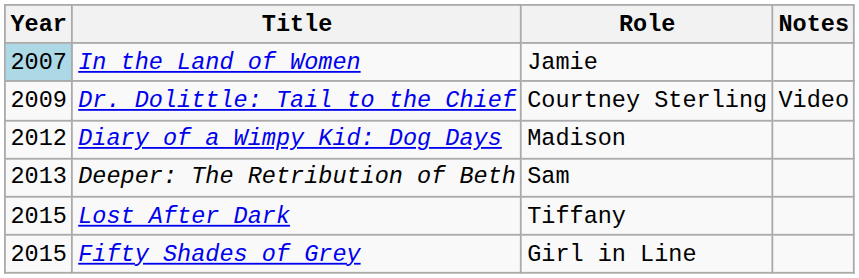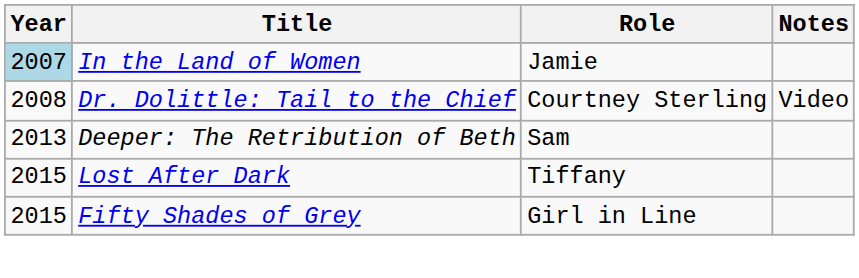(39, 101) 2009 -> (39, 101) 2008
- row: (290, 139)
